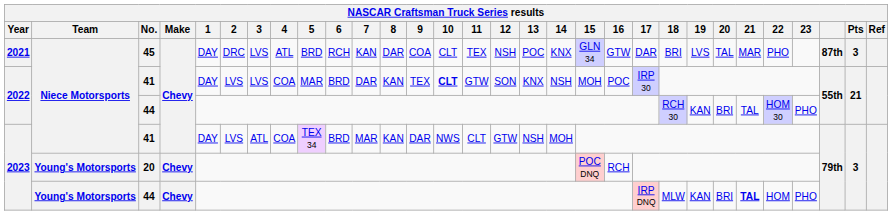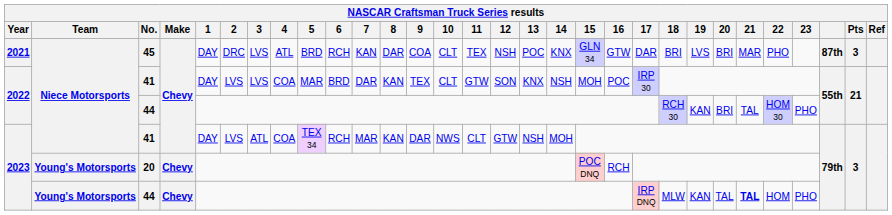(725, 52) TAL -> (725, 52) BRI
(448, 81) bold -> (448, 81) normal
(339, 139) BRD -> (339, 139) RCH
(725, 196) BRI -> (725, 196) TAL
